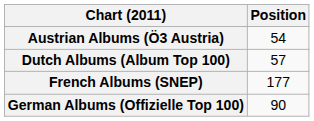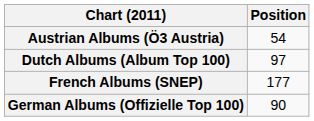(278, 60) 57 -> (278, 60) 97
